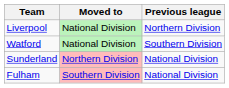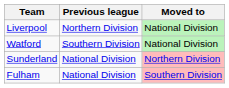columns swapped: (183, 12) <-> (101, 12)
